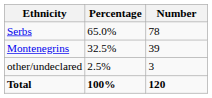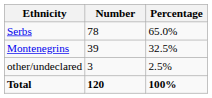columns swapped: (177, 13) <-> (115, 13)
